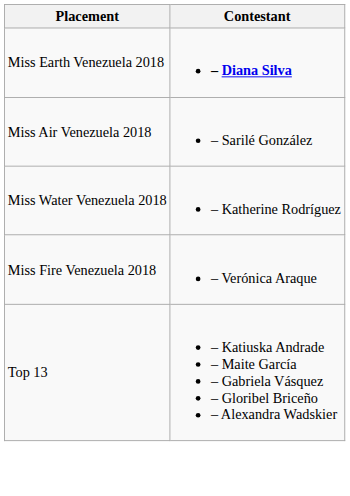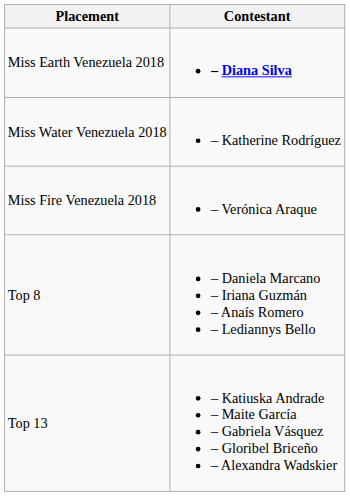- row: (80, 131)
+ row: (24, 295)
